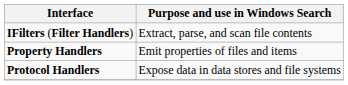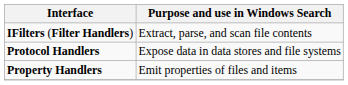rows swapped: (55, 51) <-> (53, 70)
